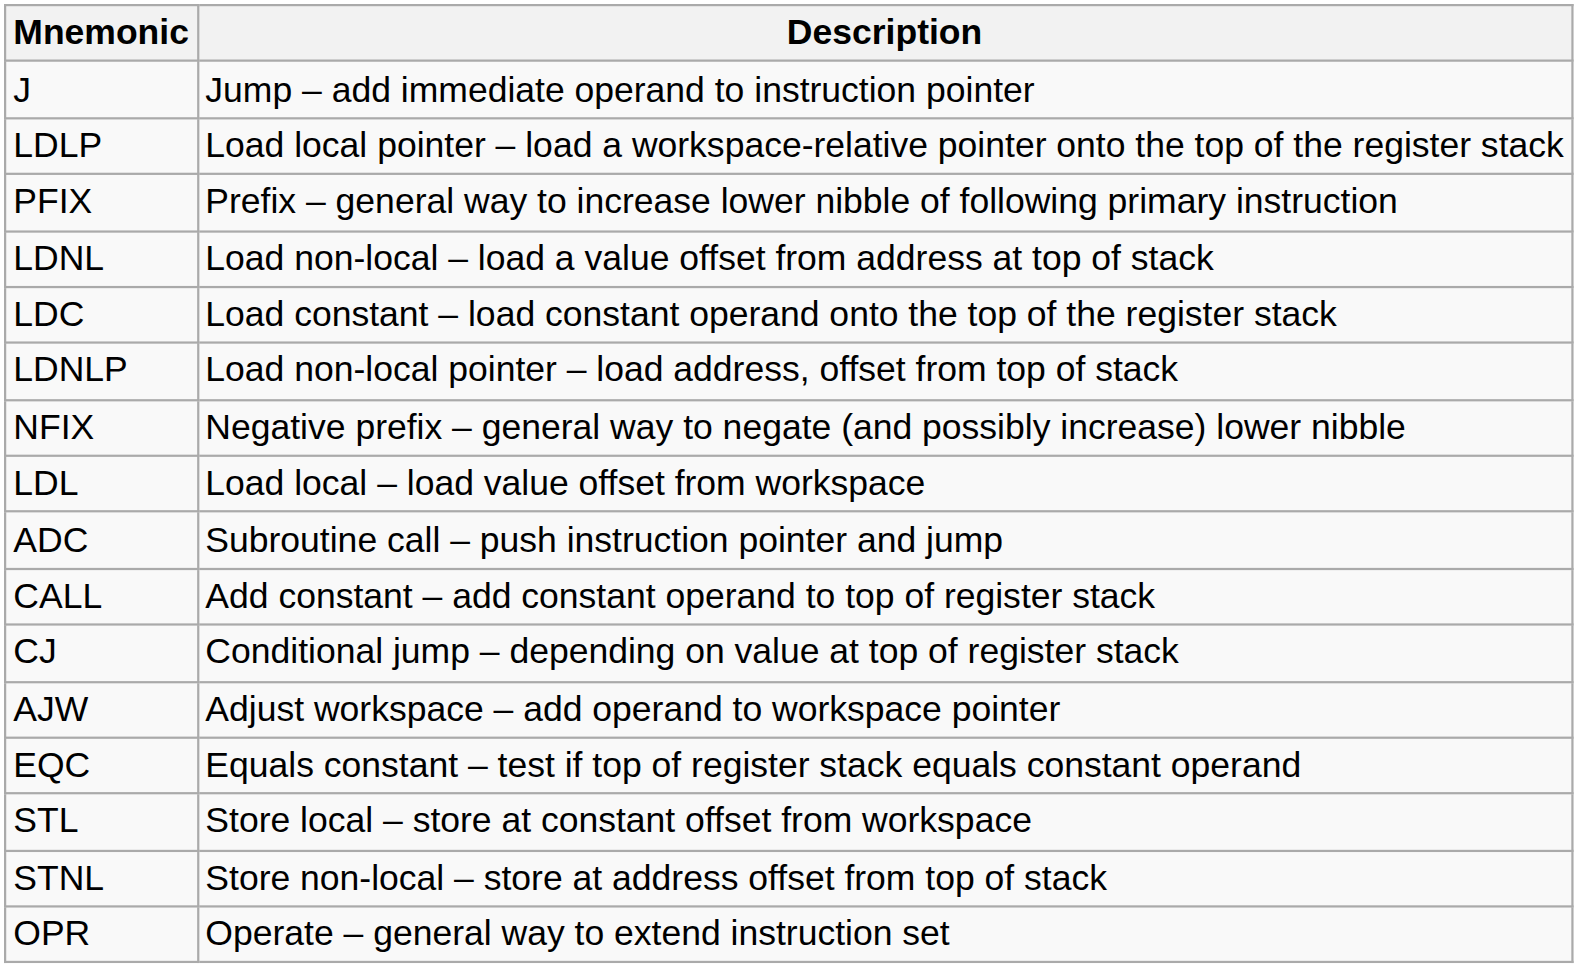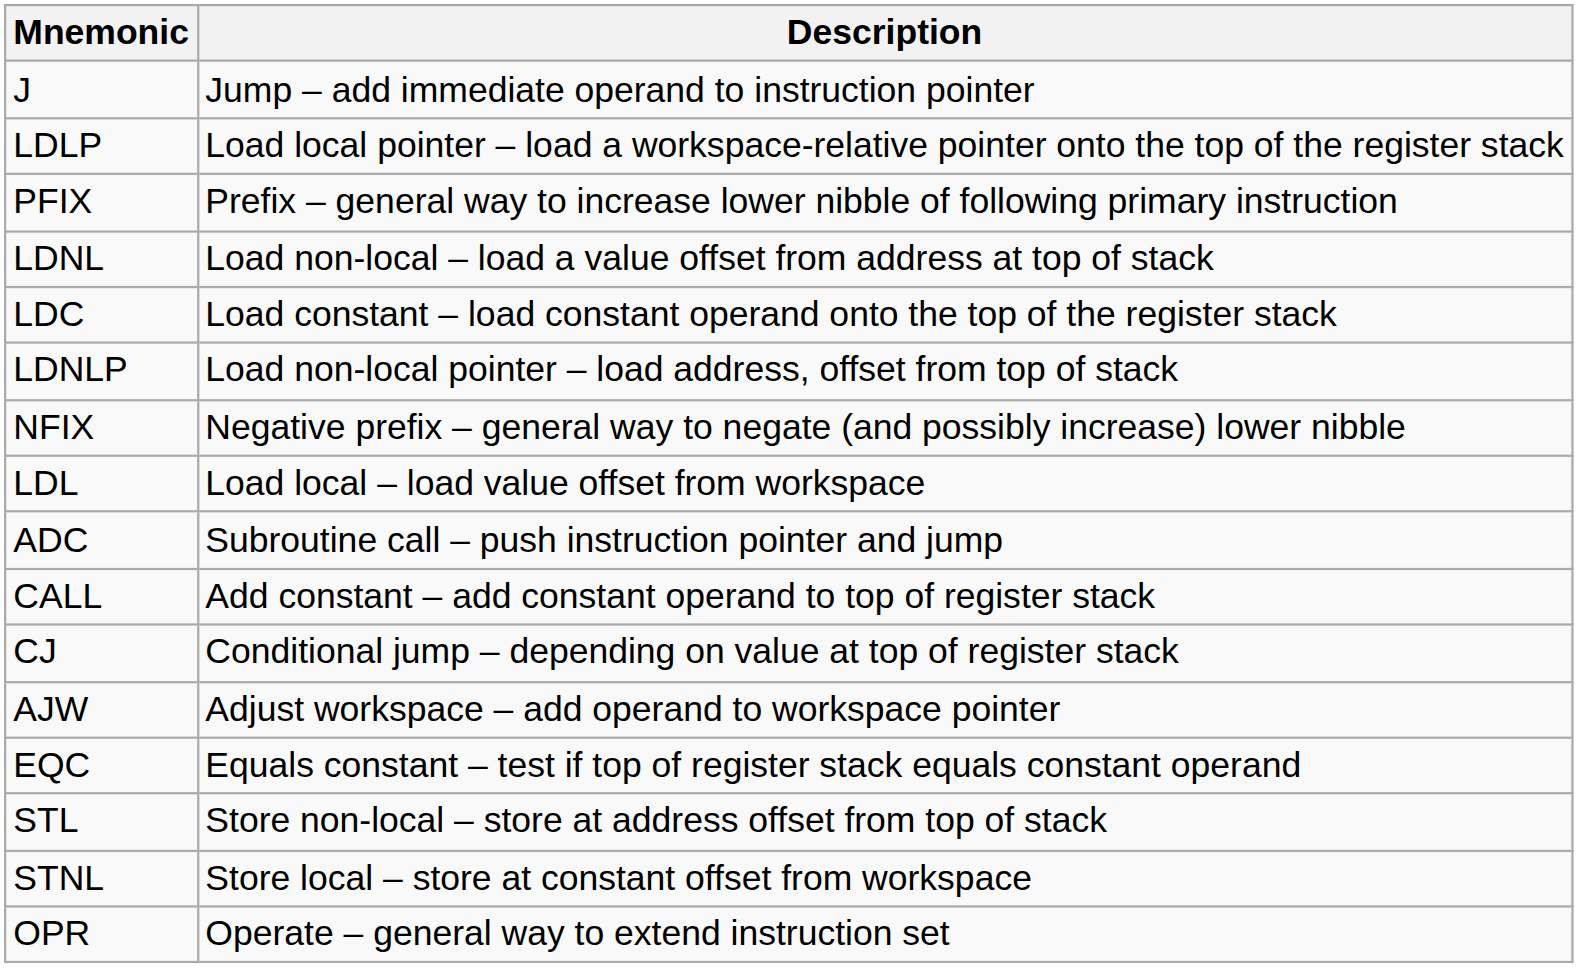(619, 821) Store local – store at constant offset from workspace -> (656, 821) Store non-local – store at address offset from top of stack
(656, 877) Store non-local – store at address offset from top of stack -> (619, 877) Store local – store at constant offset from workspace
